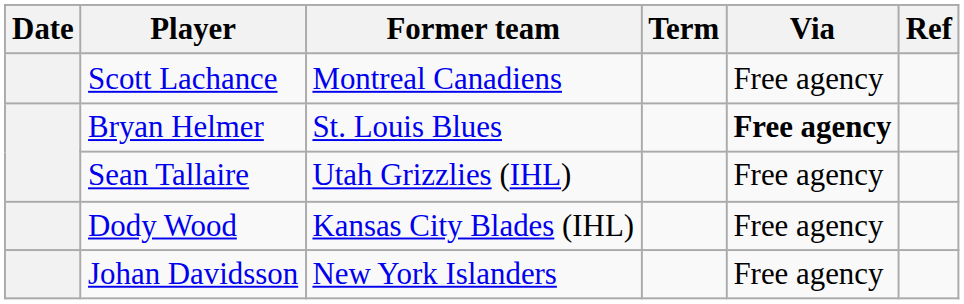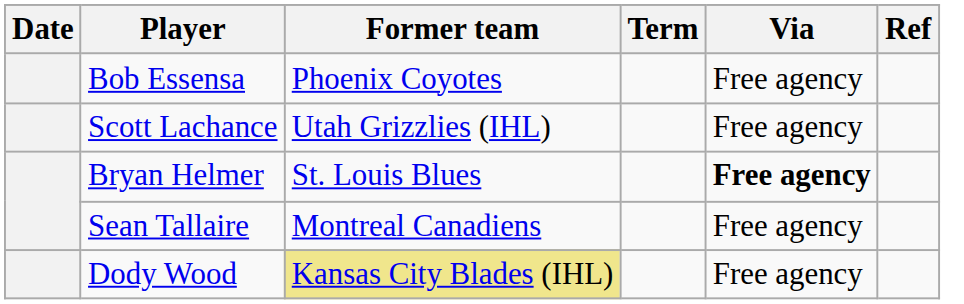+ row: (167, 77)
(437, 77) Montreal Canadiens -> (421, 126) Utah Grizzlies (IHL)
(442, 175) Utah Grizzlies (IHL) -> (417, 224) Montreal Canadiens
(473, 224) no background -> (453, 273) khaki background
- row: (193, 273)
